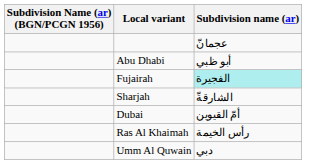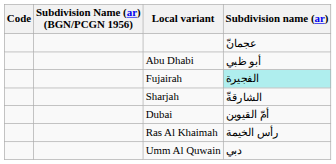+ column: (19, 19)
